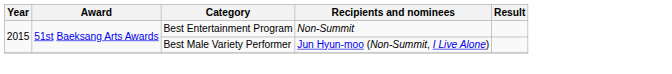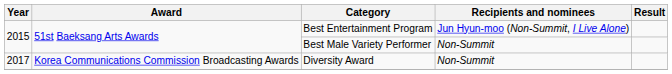(326, 28) Non-Summit -> (533, 28) Jun Hyun-moo (Non-Summit, I Live Alone)
(393, 45) Jun Hyun-moo (Non-Summit, I Live Alone) -> (466, 45) Non-Summit
+ row: (339, 61)
